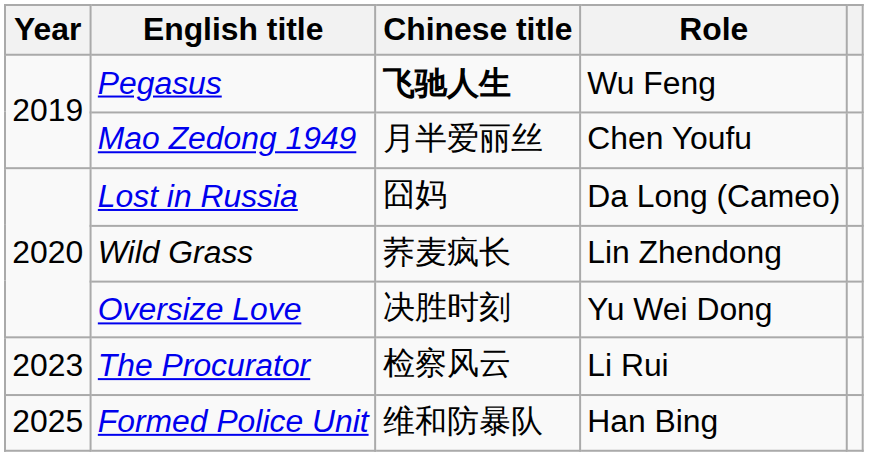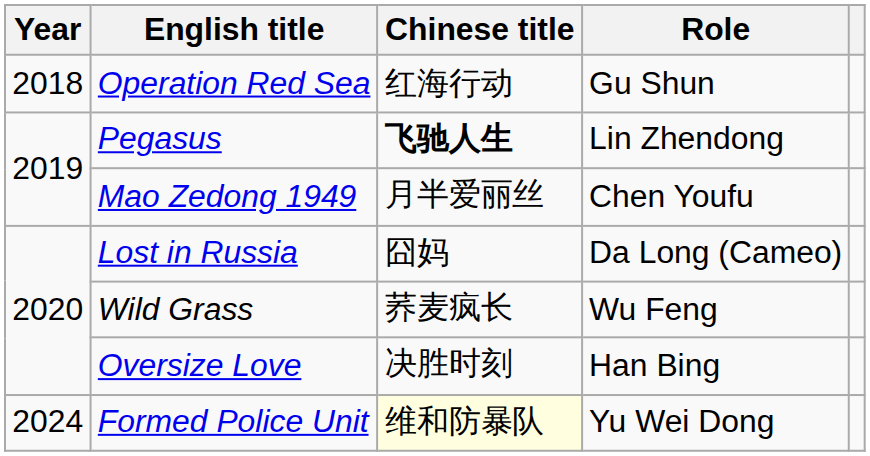+ row: (234, 83)
(652, 83) Wu Feng -> (686, 139) Lin Zhendong
(685, 252) Lin Zhendong -> (653, 309) Wu Feng
(680, 309) Yu Wei Dong -> (655, 365) Han Bing
- row: (204, 365)
(48, 422) 2025 -> (48, 422) 2024
(463, 421) no background -> (465, 421) lightyellow background
(653, 422) Han Bing -> (682, 422) Yu Wei Dong
